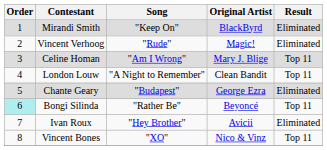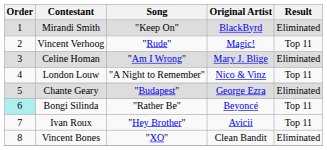(298, 43) Eliminated -> (298, 43) Top 11
(298, 59) Top 11 -> (298, 59) Eliminated
(241, 75) Clean Bandit -> (241, 75) Nico & Vinz
(298, 122) Eliminated -> (298, 122) Top 11
(241, 138) Nico & Vinz -> (241, 138) Clean Bandit
(298, 138) Top 11 -> (298, 138) Eliminated
